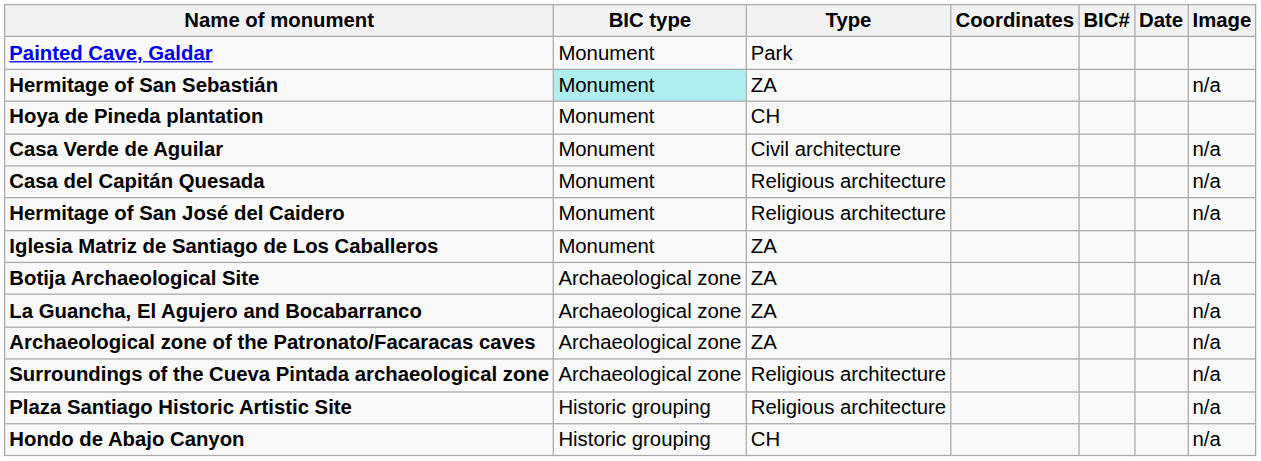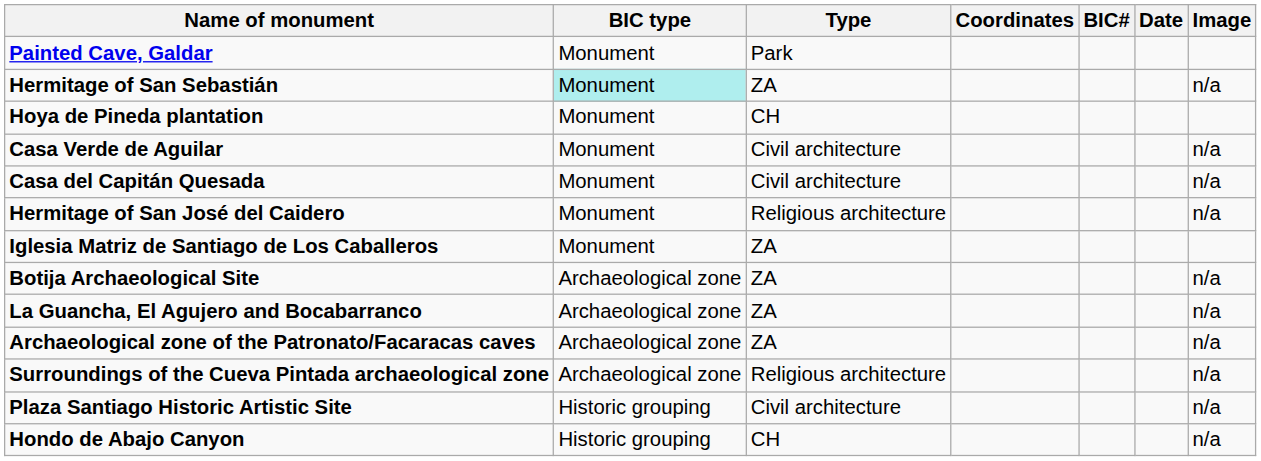(848, 181) Religious architecture -> (826, 181) Civil architecture
(848, 407) Religious architecture -> (826, 407) Civil architecture
